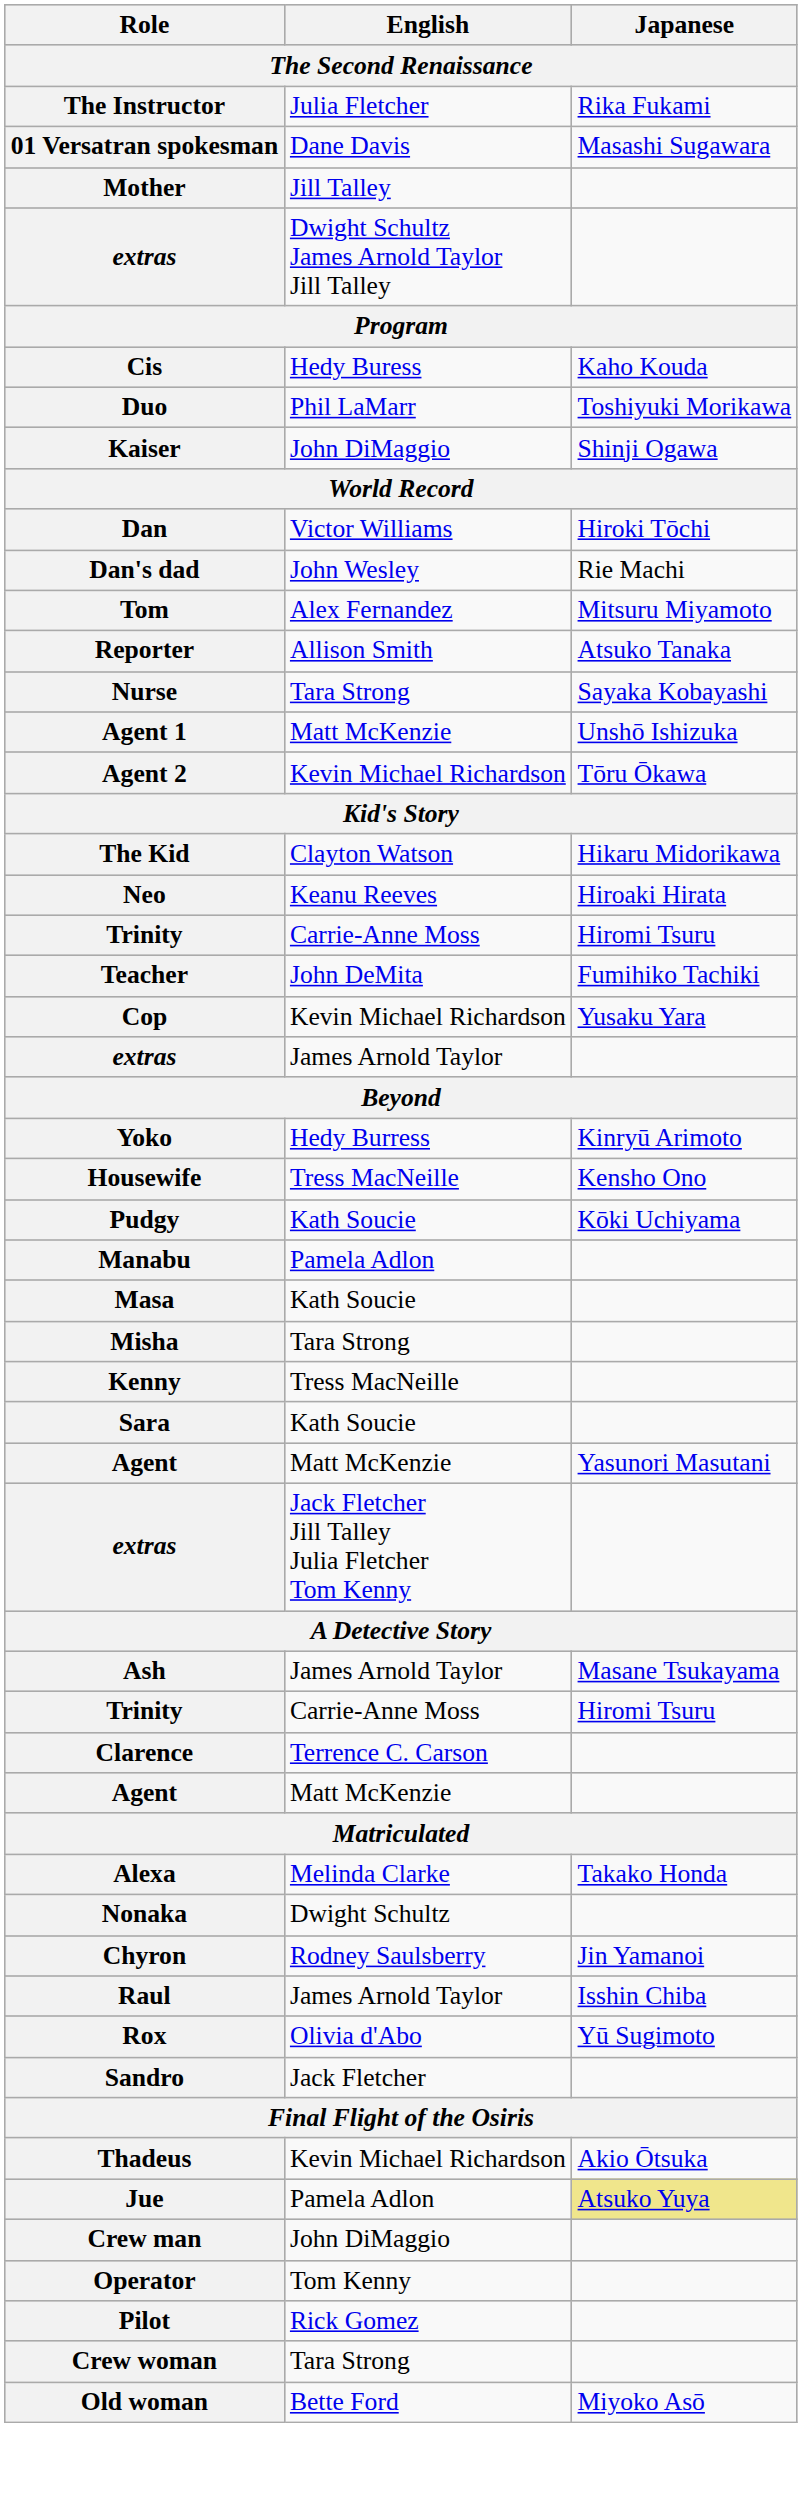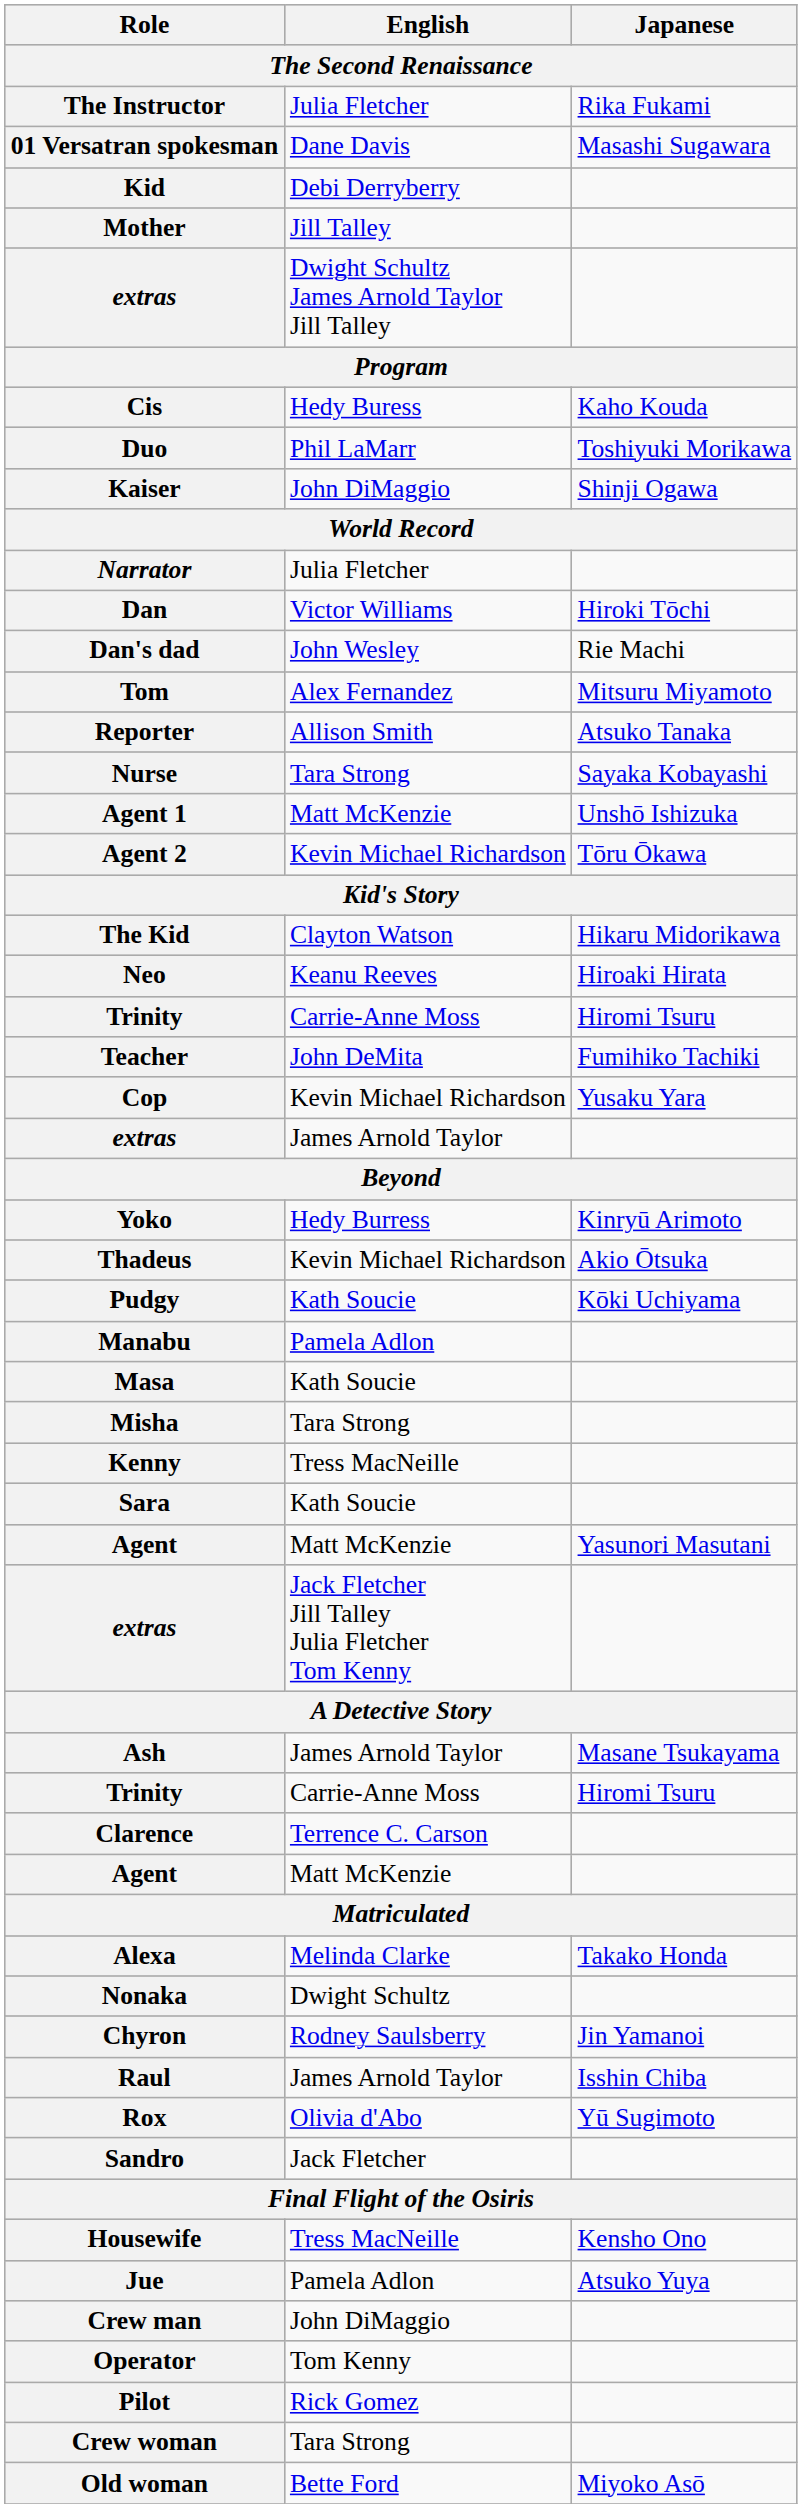+ row: (144, 187)
+ row: (144, 569)
rows swapped: (144, 1178) <-> (144, 2158)
(644, 2198) khaki background -> (644, 2280) no background
